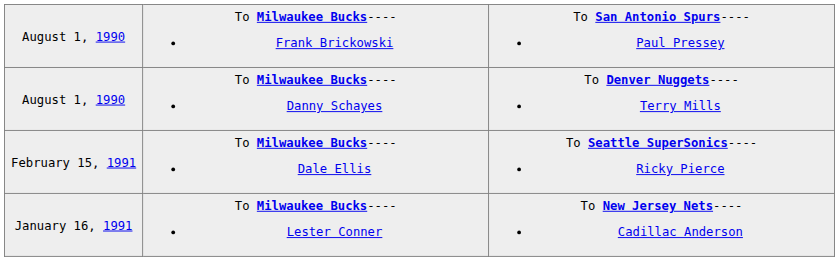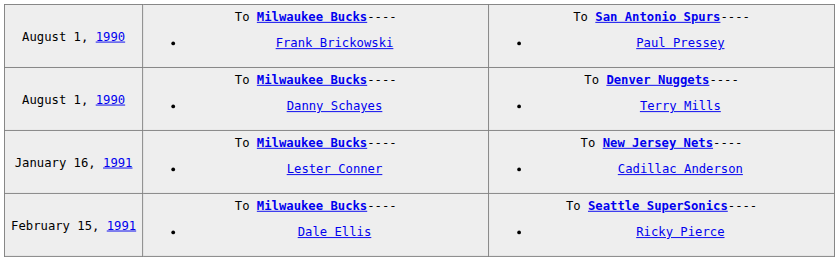rows swapped: (74, 225) <-> (74, 162)
